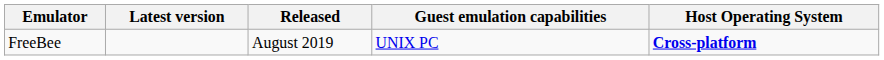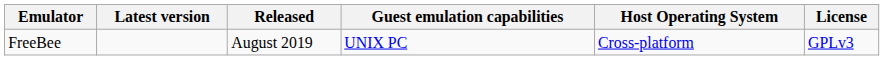+ column: (841, 17)
(705, 42) bold -> (646, 42) normal
